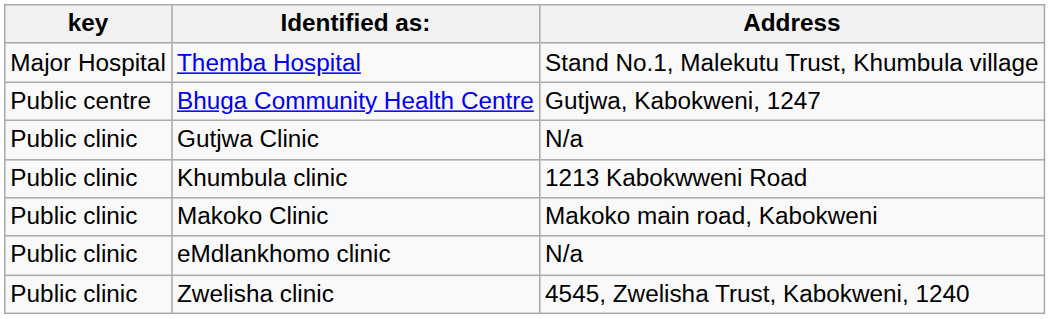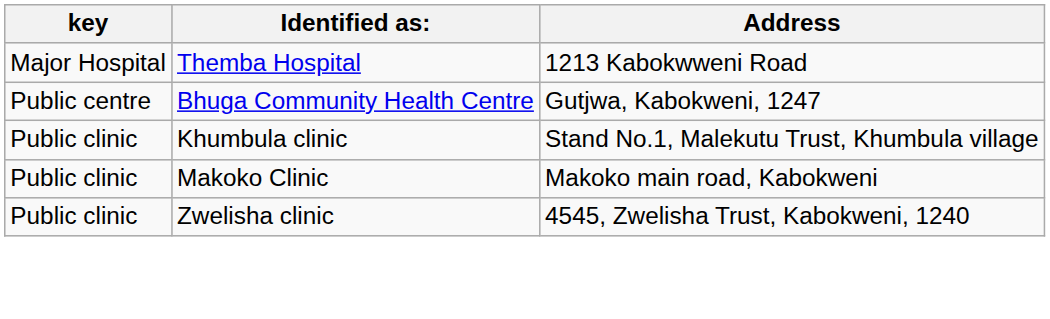(792, 62) Stand No.1, Malekutu Trust, Khumbula village -> (676, 62) 1213 Kabokwweni Road
- row: (248, 139)
(676, 178) 1213 Kabokwweni Road -> (792, 139) Stand No.1, Malekutu Trust, Khumbula village
- row: (284, 255)
